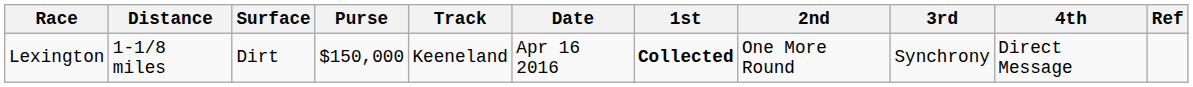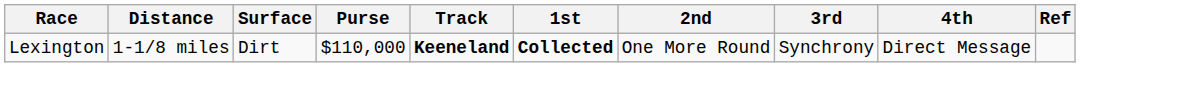- column: (573, 19)
(362, 58) $150,000 -> (363, 48) $110,000
(460, 58) normal -> (462, 48) bold
